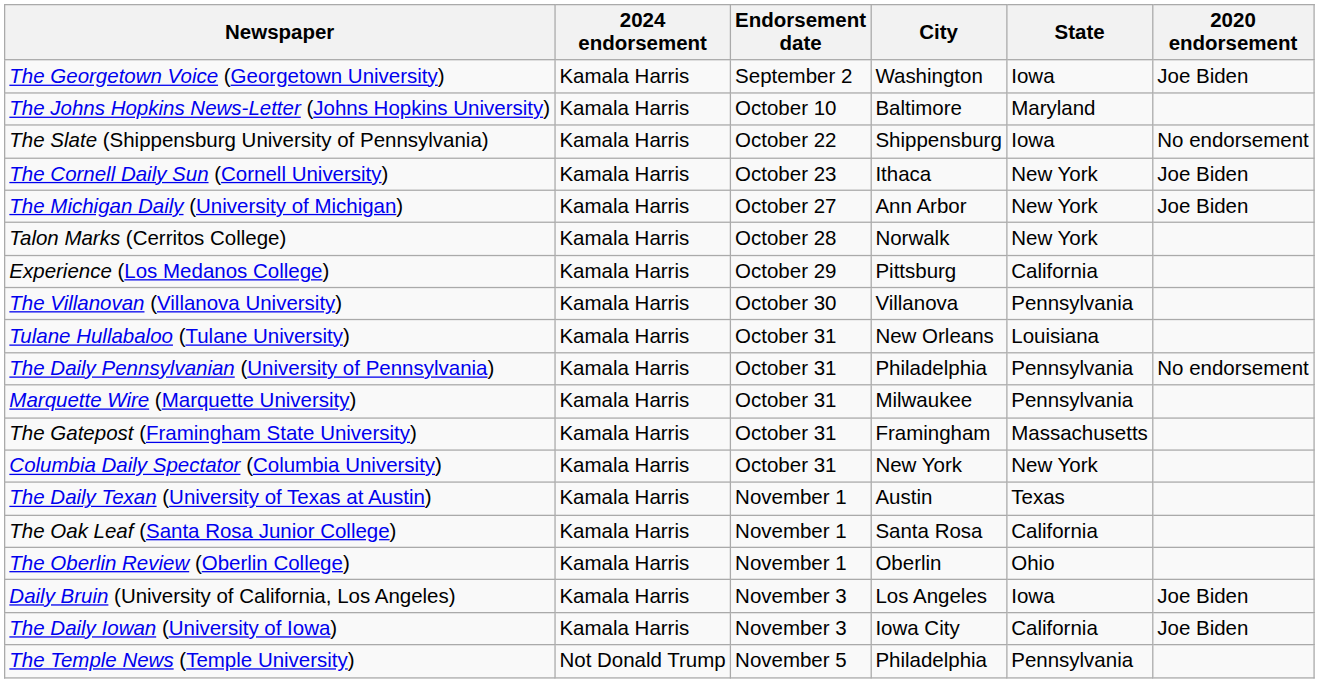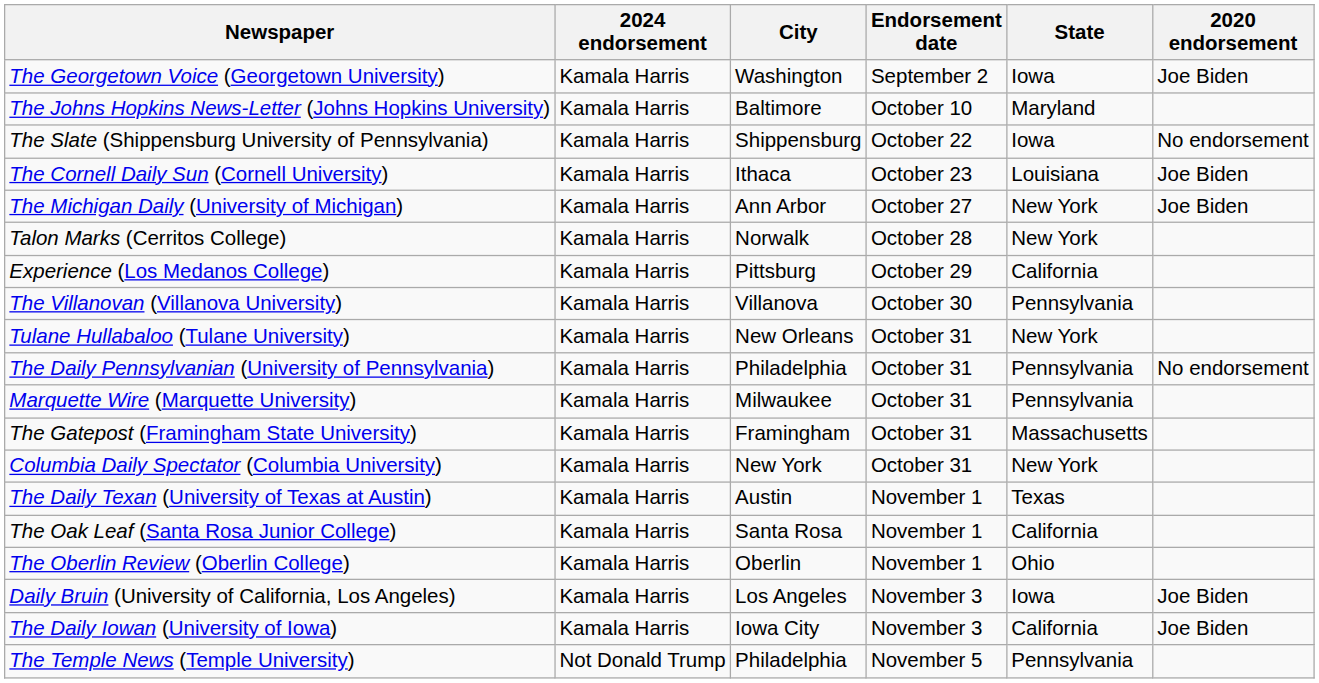columns swapped: (801, 32) <-> (939, 32)
(1055, 173) New York -> (1055, 173) Louisiana
(1055, 336) Louisiana -> (1055, 336) New York
